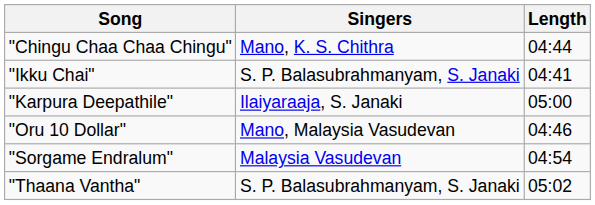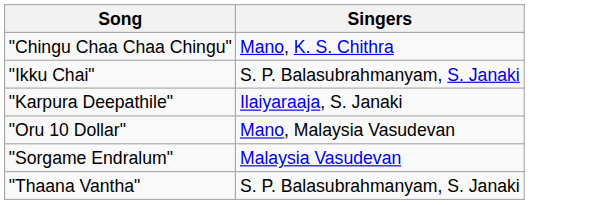- column: (557, 19)
